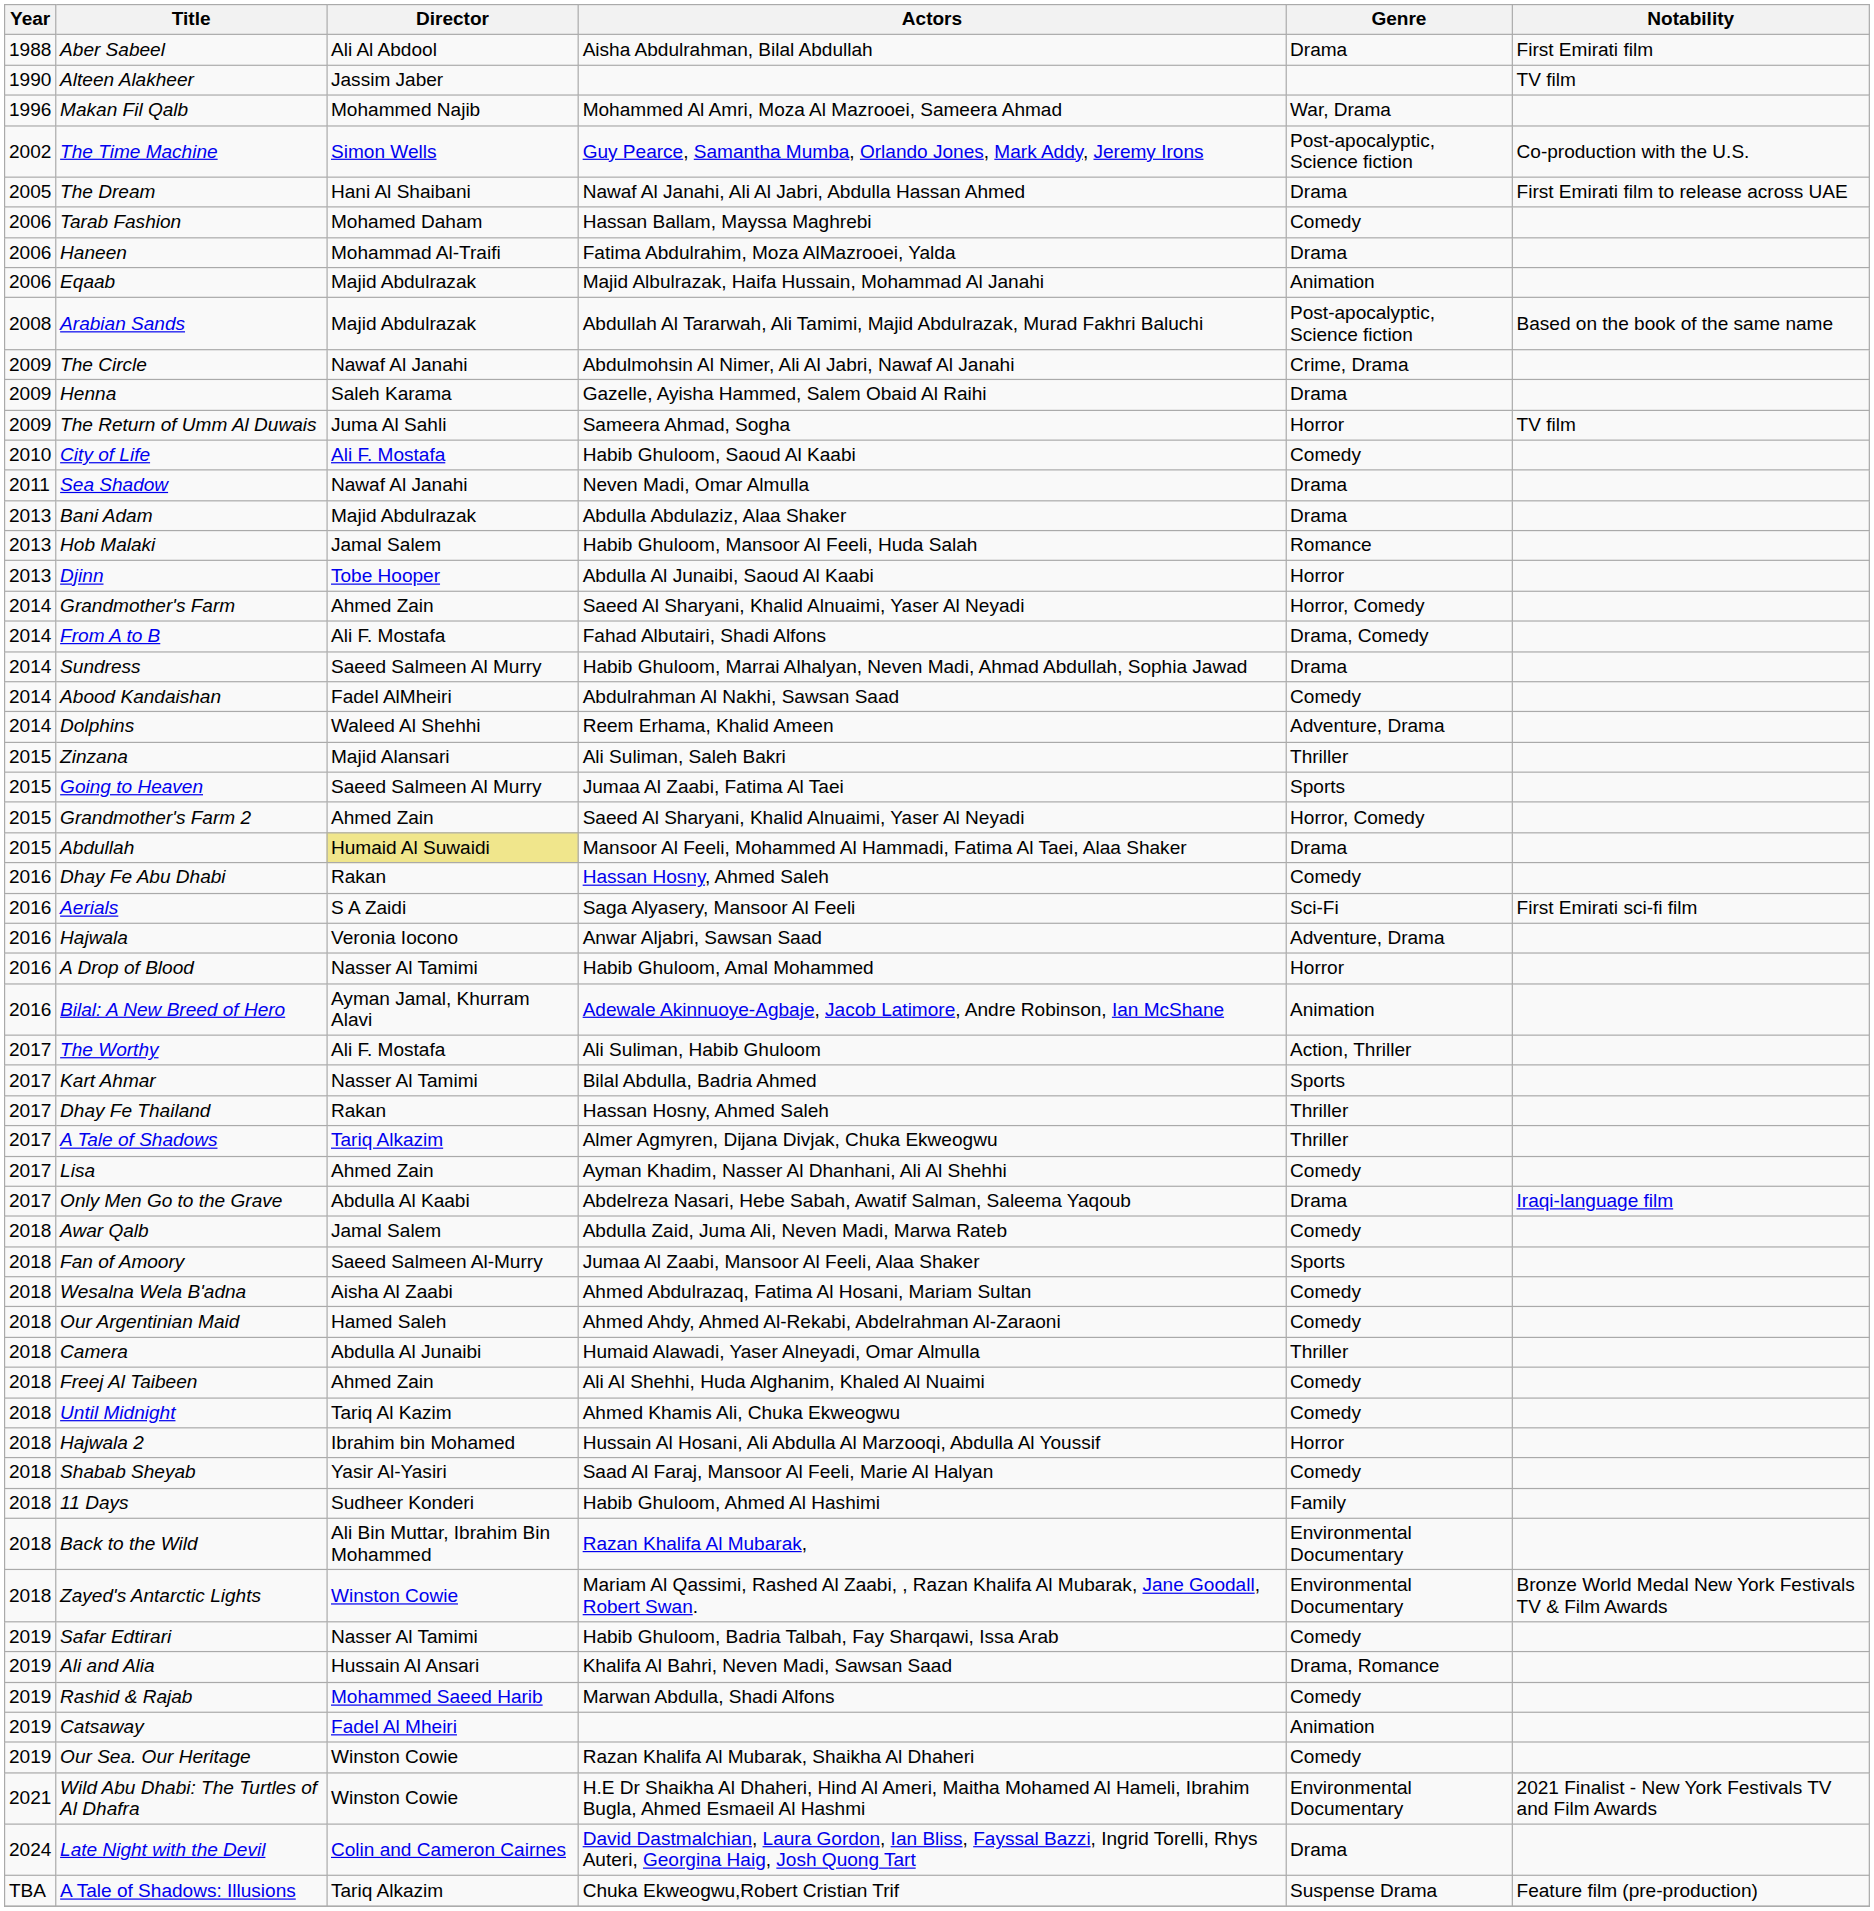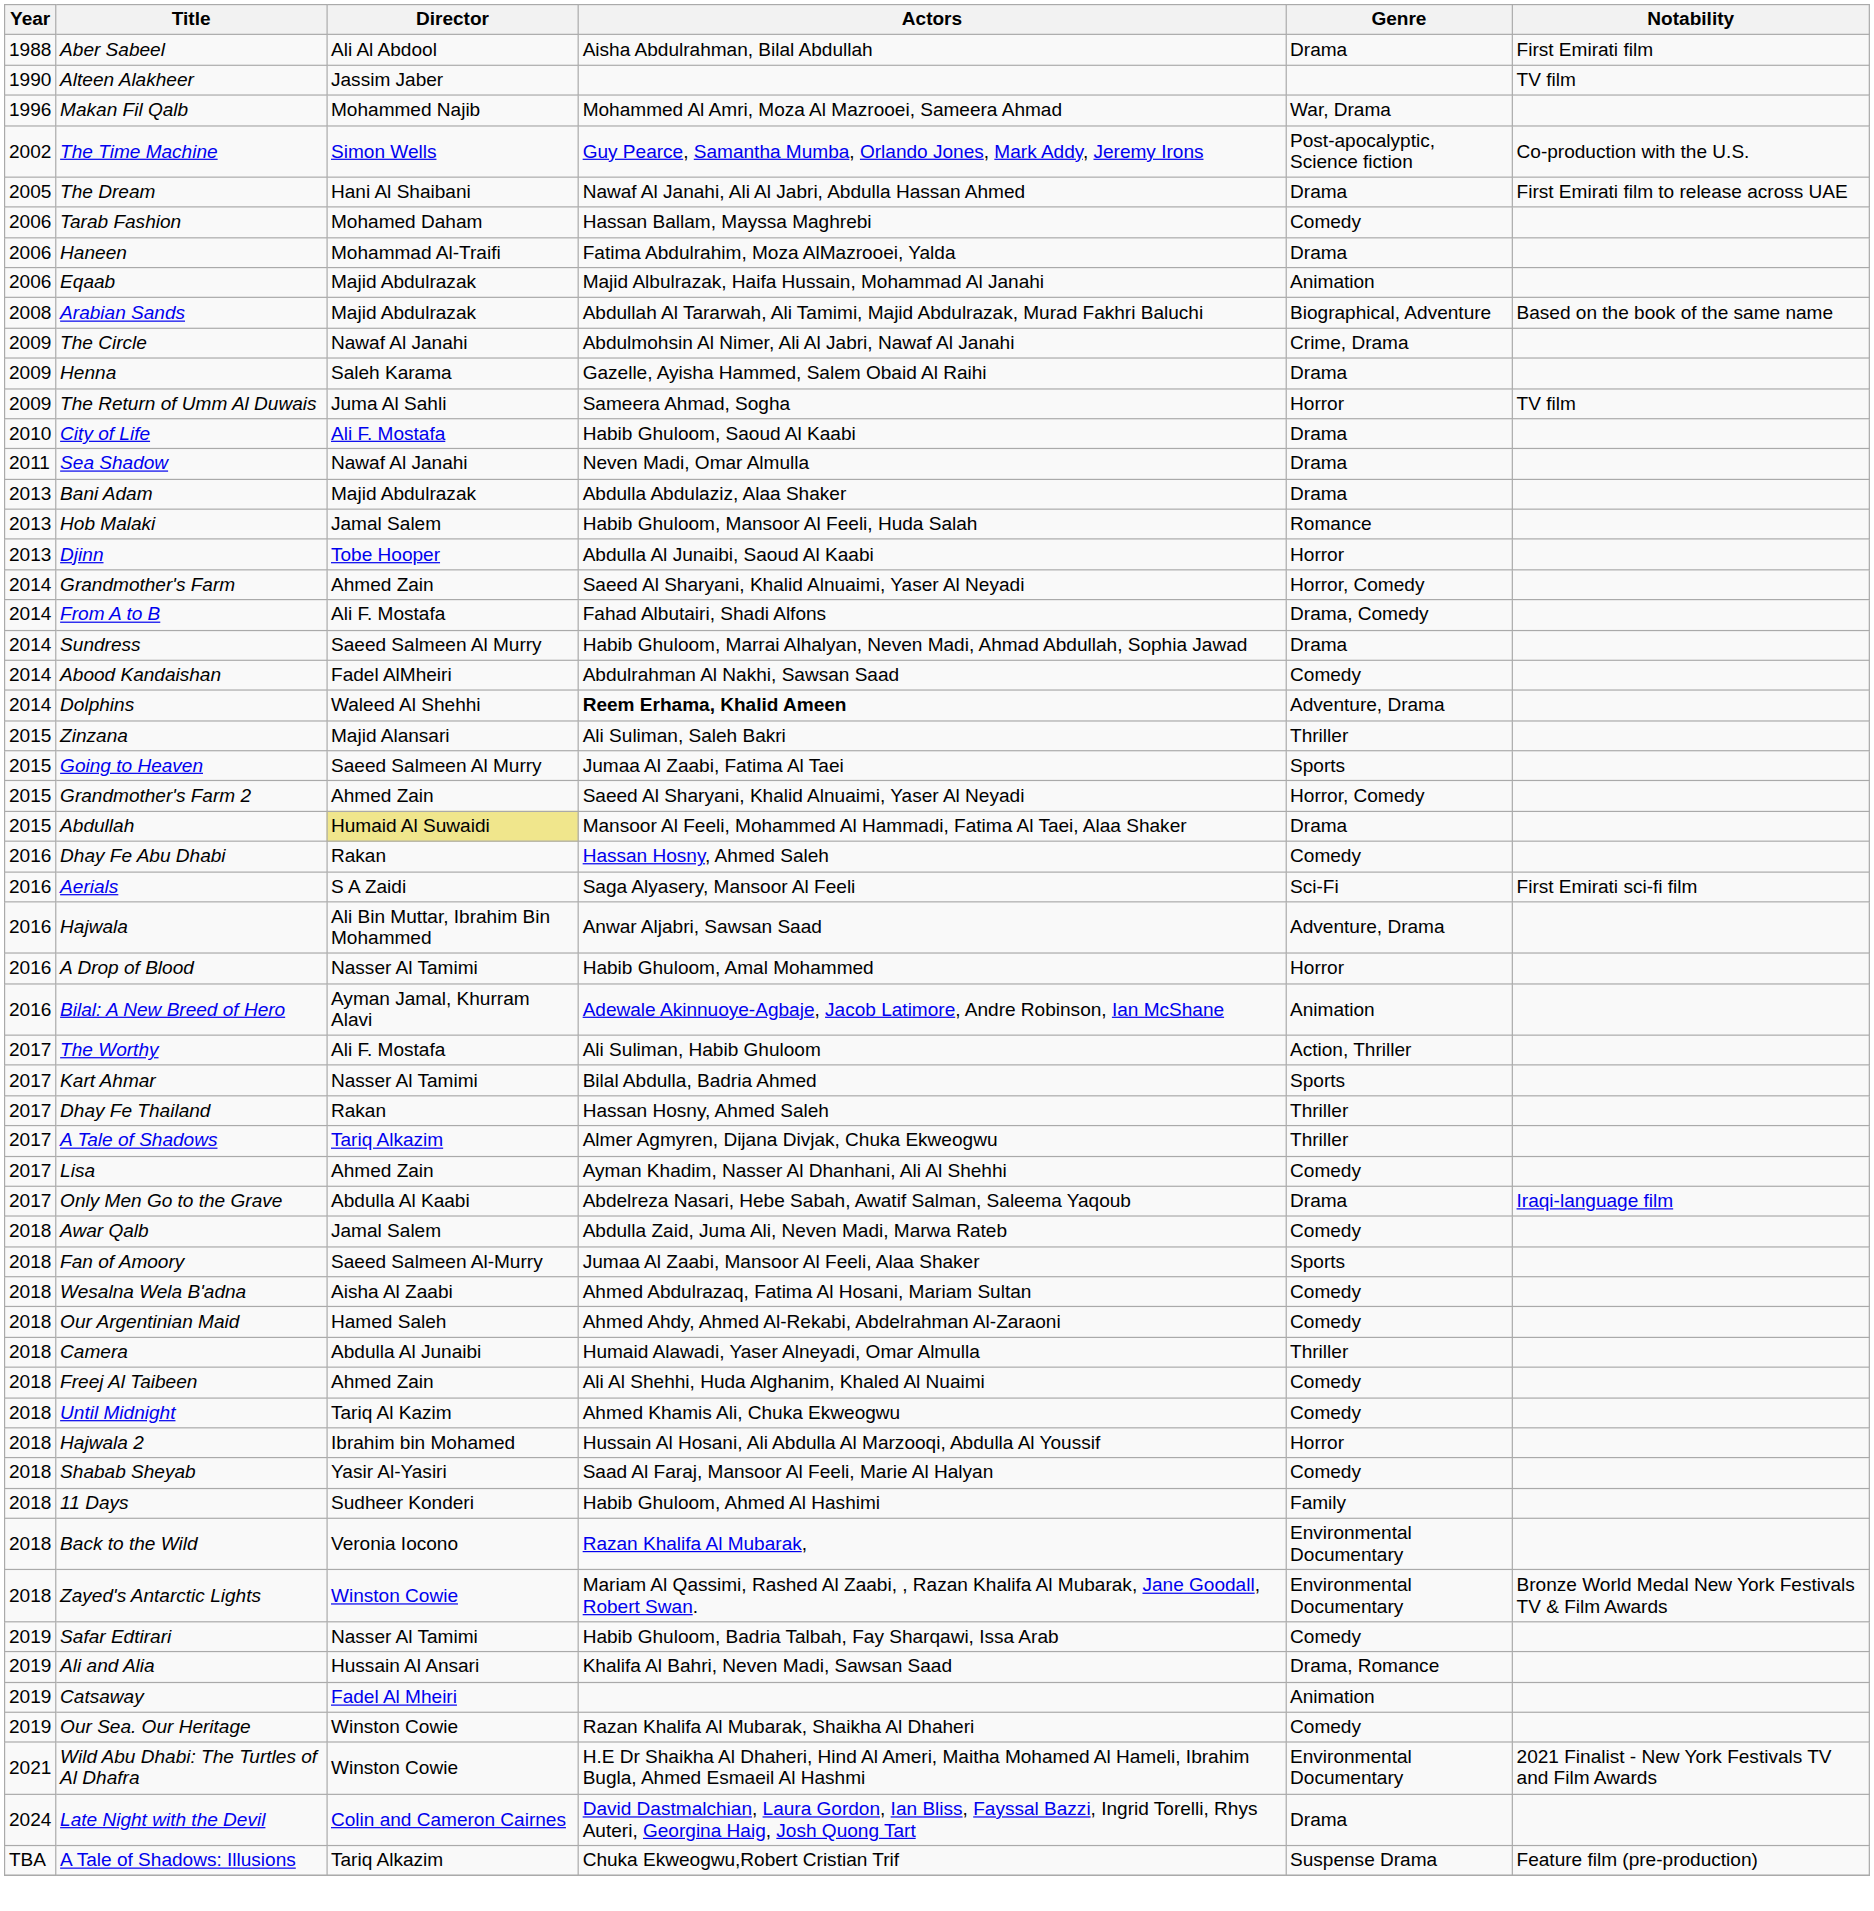(1363, 323) Post-apocalyptic, Science fiction -> (1391, 312) Biographical, Adventure
(1325, 454) Comedy -> (1319, 433) Drama
(708, 726) normal -> (715, 705) bold
(395, 938) Veronia Iocono -> (441, 927) Ali Bin Muttar, Ibrahim Bin Mohammed
(441, 1543) Ali Bin Muttar, Ibrahim Bin Mohammed -> (395, 1543) Veronia Iocono
- row: (126, 1696)
